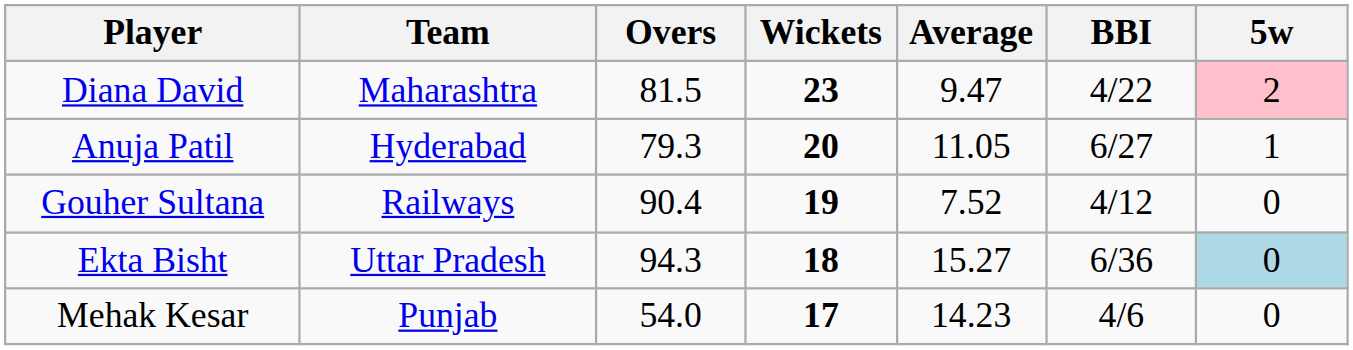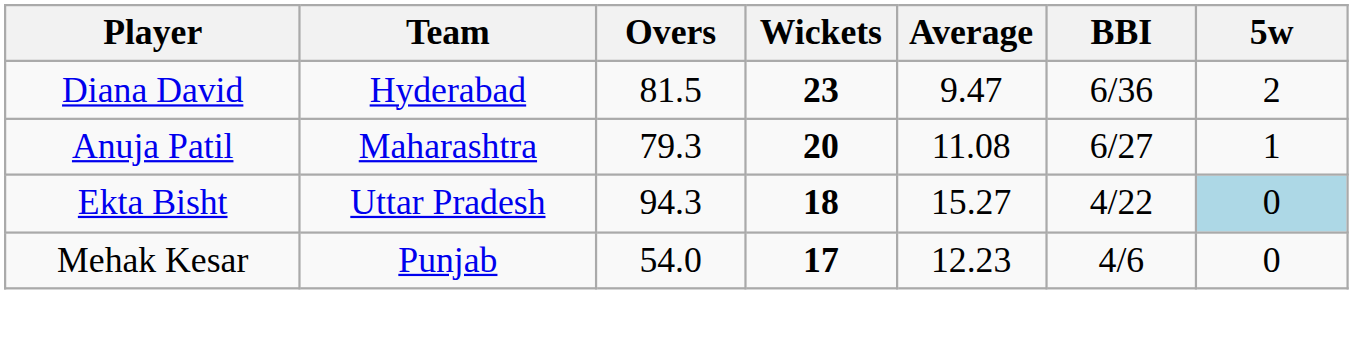(448, 89) Maharashtra -> (448, 89) Hyderabad
(1121, 89) 4/22 -> (1121, 89) 6/36
(1272, 89) pink background -> (1272, 89) no background
(448, 145) Hyderabad -> (448, 145) Maharashtra
(971, 145) 11.05 -> (971, 145) 11.08
- row: (153, 202)
(1121, 259) 6/36 -> (1121, 202) 4/22
(971, 315) 14.23 -> (971, 259) 12.23
